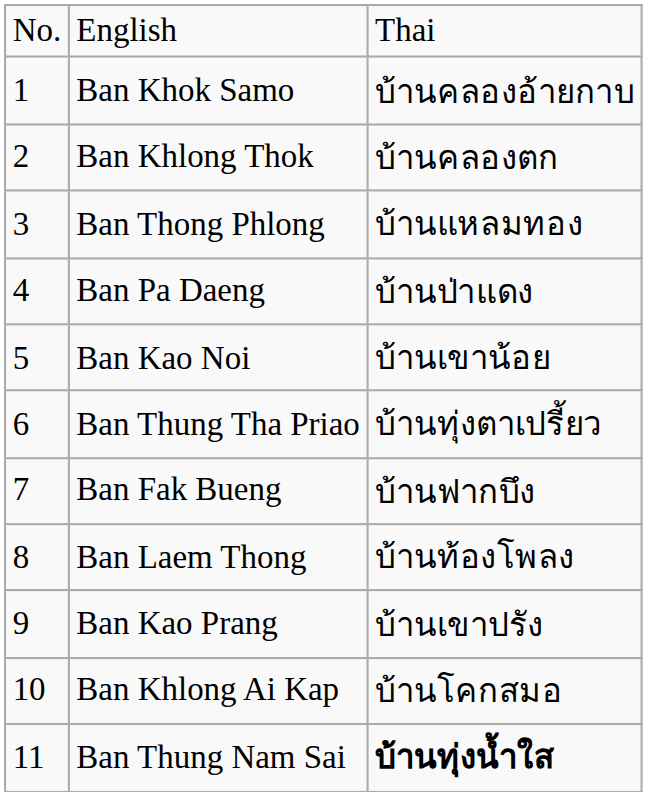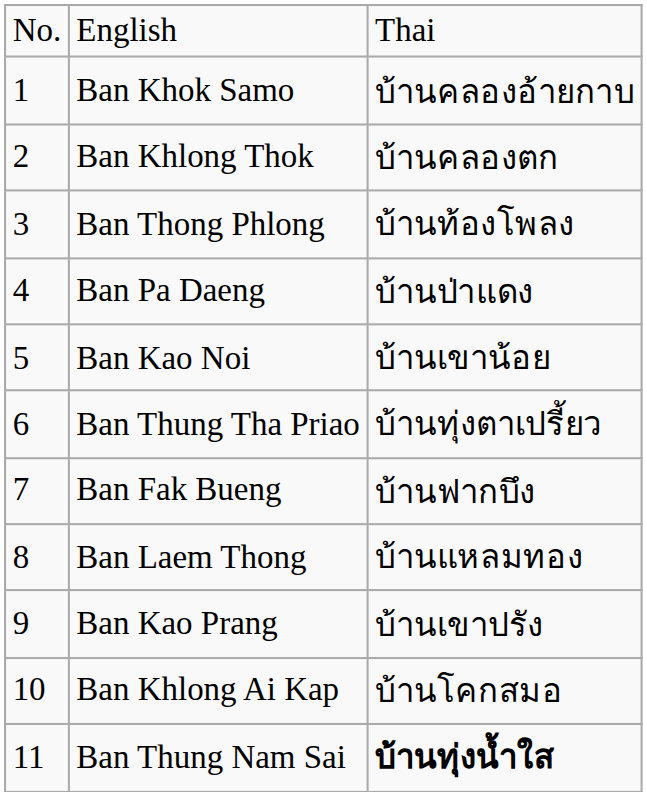(479, 224) บ้านแหลมทอง -> (475, 224) บ้านท้องโพลง
(475, 557) บ้านท้องโพลง -> (479, 557) บ้านแหลมทอง
